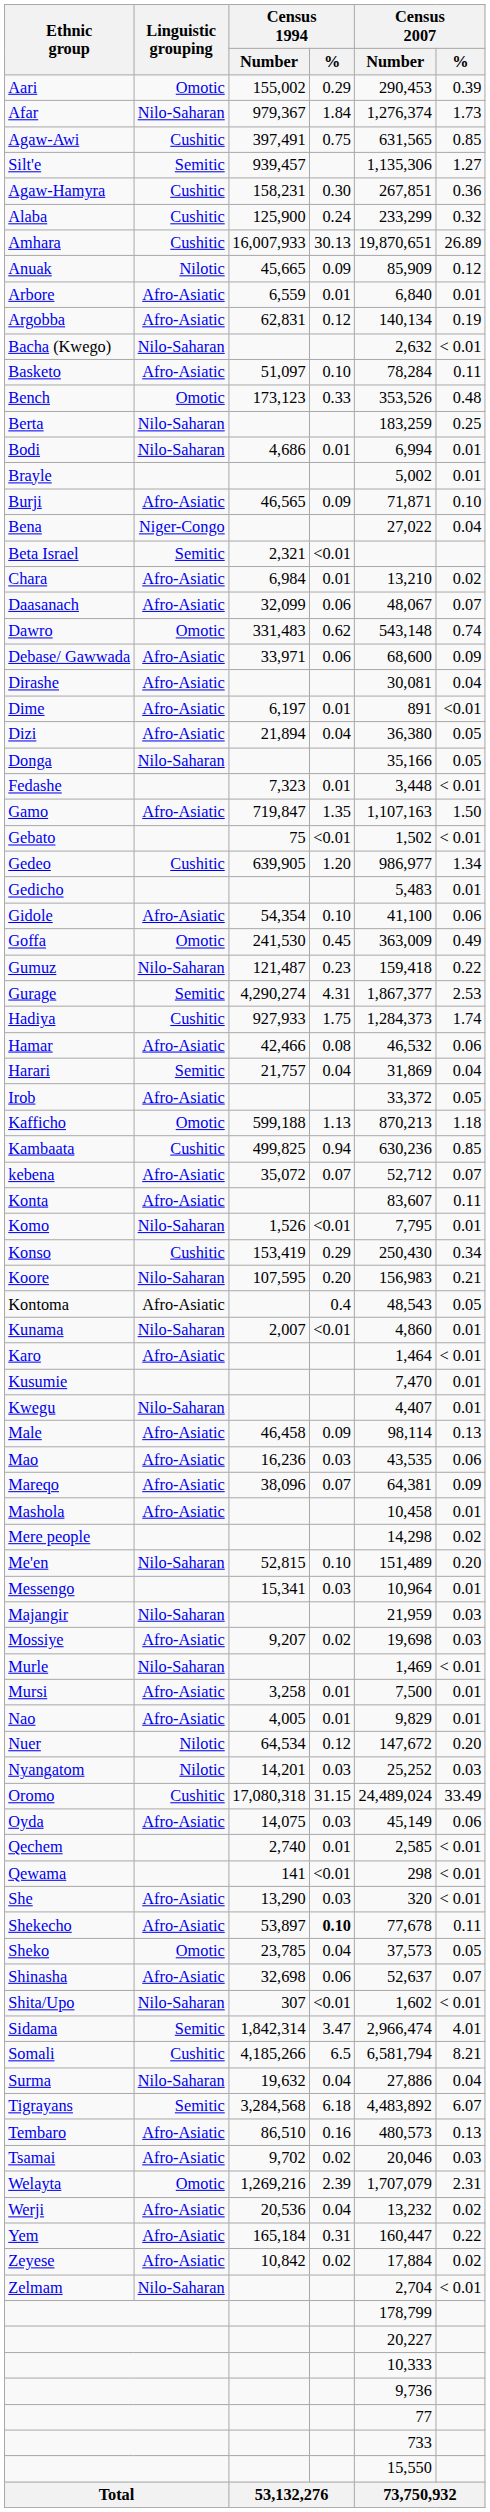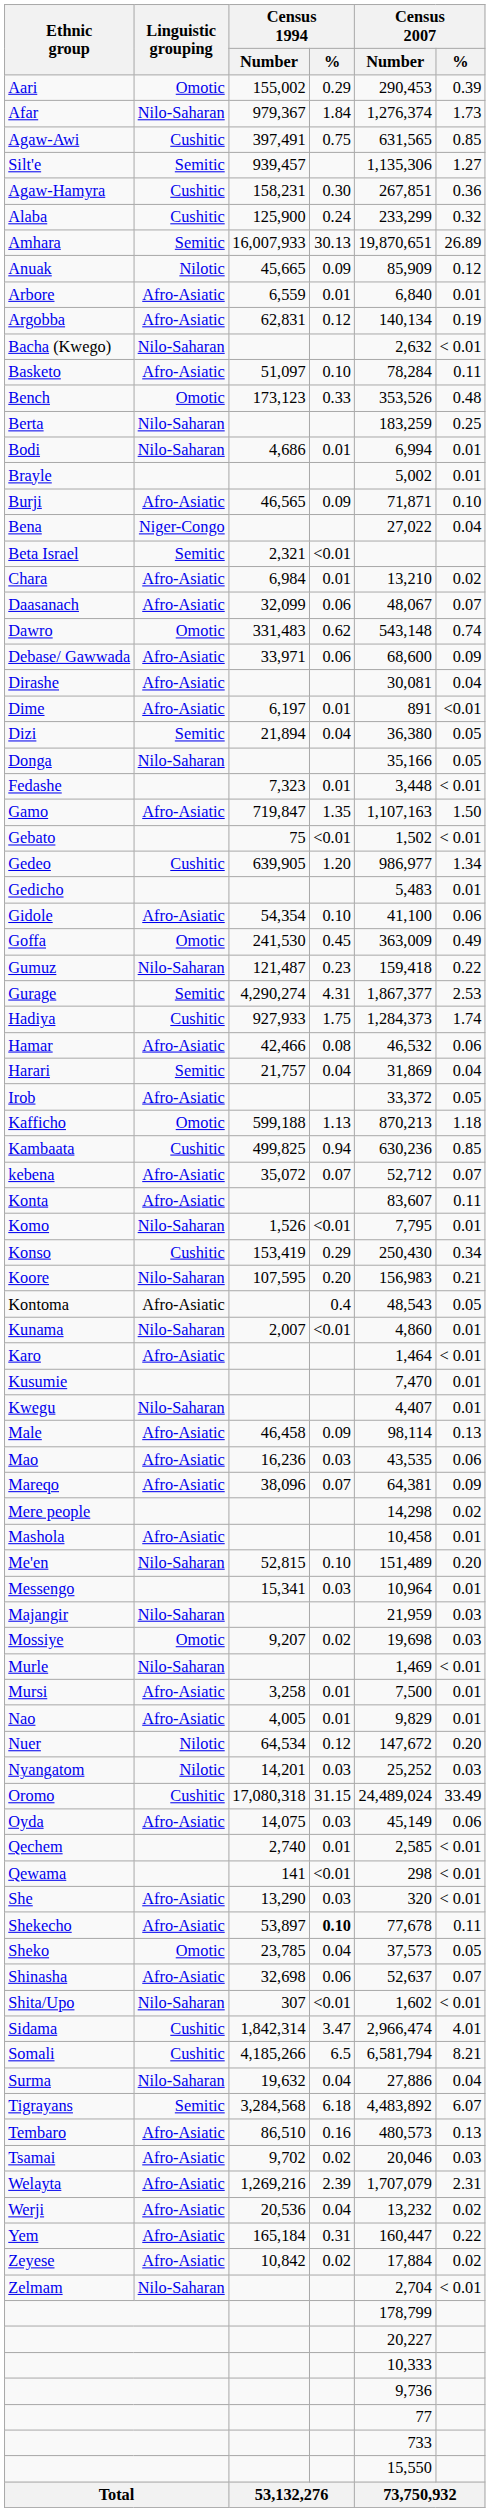(197, 242) Cushitic -> (200, 242) Semitic
(183, 734) Afro-Asiatic -> (200, 734) Semitic
rows swapped: (36, 1511) <-> (49, 1536)
(183, 1640) Afro-Asiatic -> (200, 1640) Omotic
(200, 2028) Semitic -> (197, 2028) Cushitic
(200, 2184) Omotic -> (183, 2184) Afro-Asiatic
